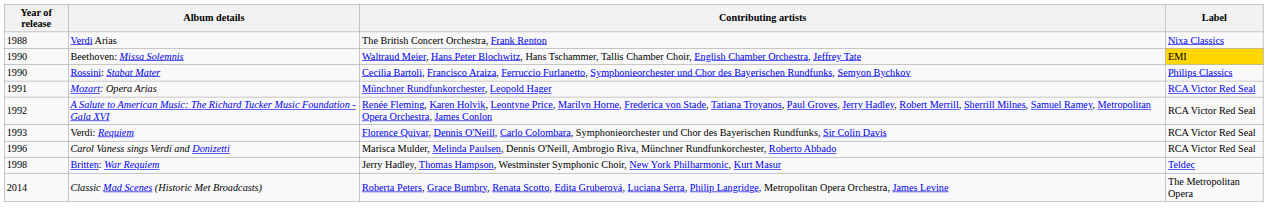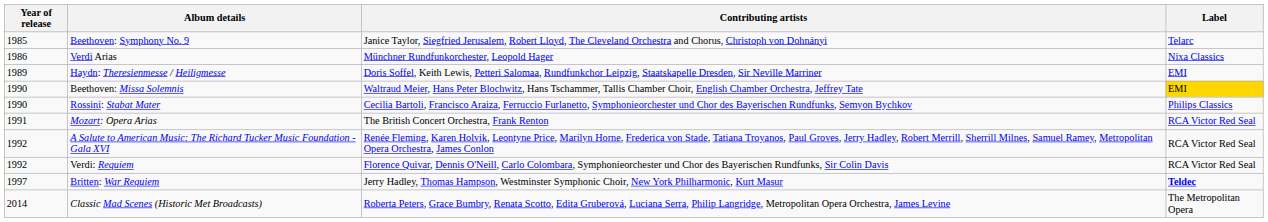+ row: (130, 40)
(17, 40) 1988 -> (17, 56) 1986
(454, 40) The British Concert Orchestra, Frank Renton -> (458, 56) Münchner Rundfunkorchester, Leopold Hager
+ row: (148, 72)
(457, 89) Münchner Rundfunkorchester, Leopold Hager -> (456, 121) The British Concert Orchestra, Frank Renton
(17, 133) 1993 -> (17, 165) 1992
- row: (150, 149)
(17, 165) 1998 -> (17, 181) 1997
(1181, 165) normal -> (1182, 181) bold
